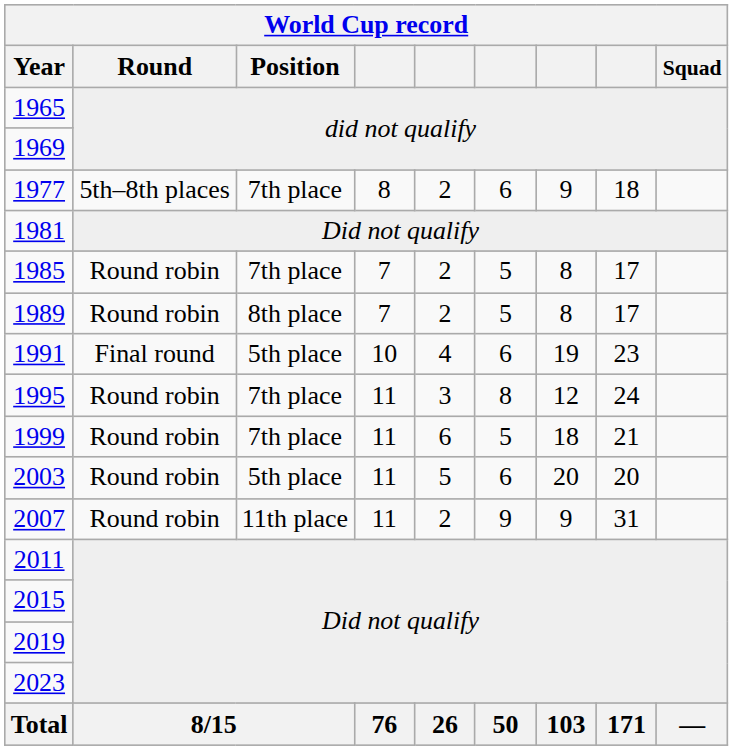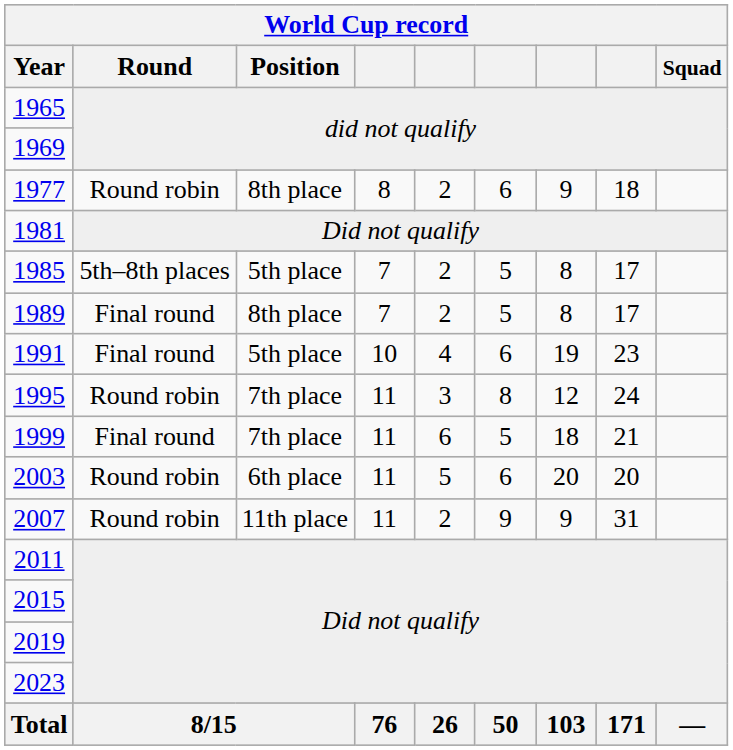(155, 189) 5th–8th places -> (155, 189) Round robin
(295, 189) 7th place -> (295, 189) 8th place
(155, 271) Round robin -> (155, 271) 5th–8th places
(295, 271) 7th place -> (295, 271) 5th place
(155, 312) Round robin -> (155, 312) Final round
(155, 436) Round robin -> (155, 436) Final round
(295, 477) 5th place -> (295, 477) 6th place
